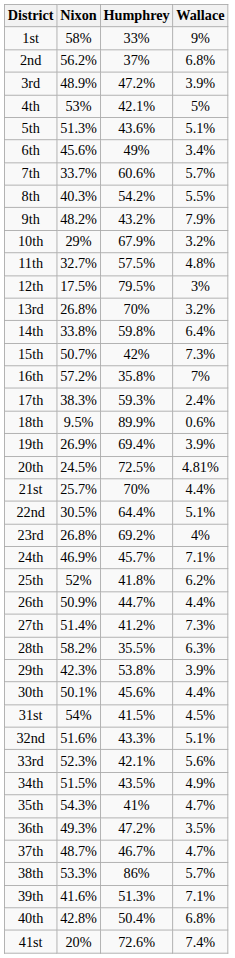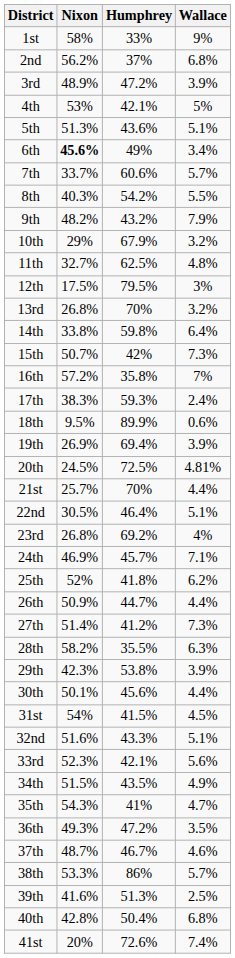(79, 151) normal -> (80, 151) bold
(137, 264) 57.5% -> (139, 264) 62.5%
(137, 512) 64.4% -> (139, 512) 46.4%
(200, 851) 4.7% -> (203, 851) 4.6%
(200, 896) 7.1% -> (203, 896) 2.5%
